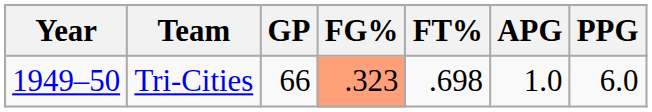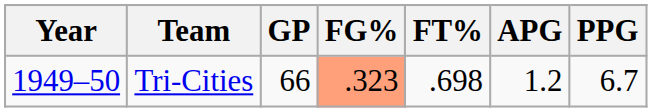(543, 81) 1.0 -> (543, 81) 1.2
(619, 81) 6.0 -> (619, 81) 6.7
